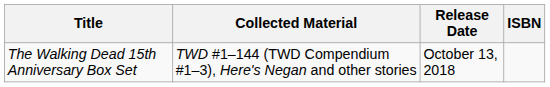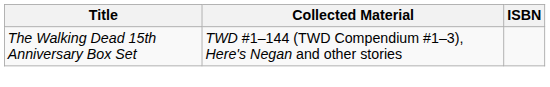- column: (462, 23)
